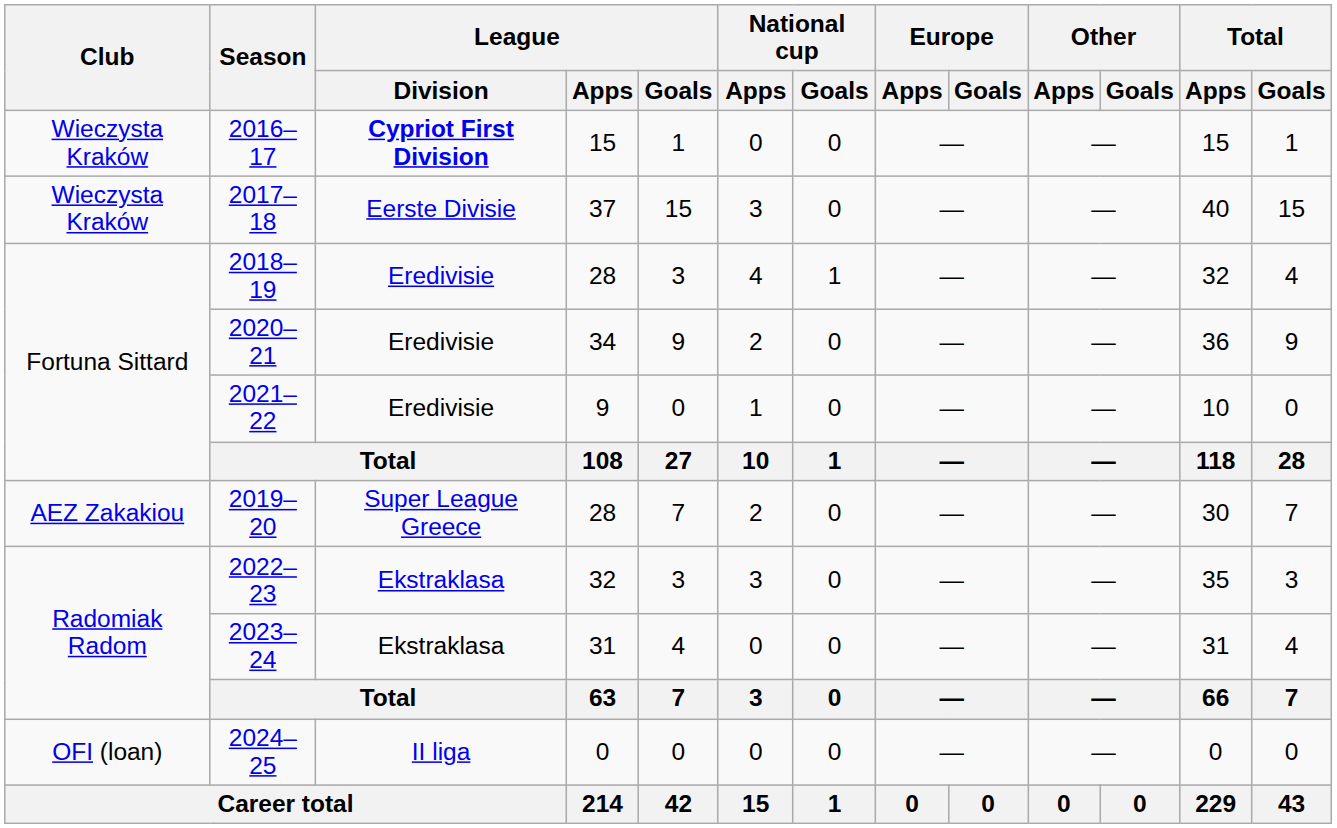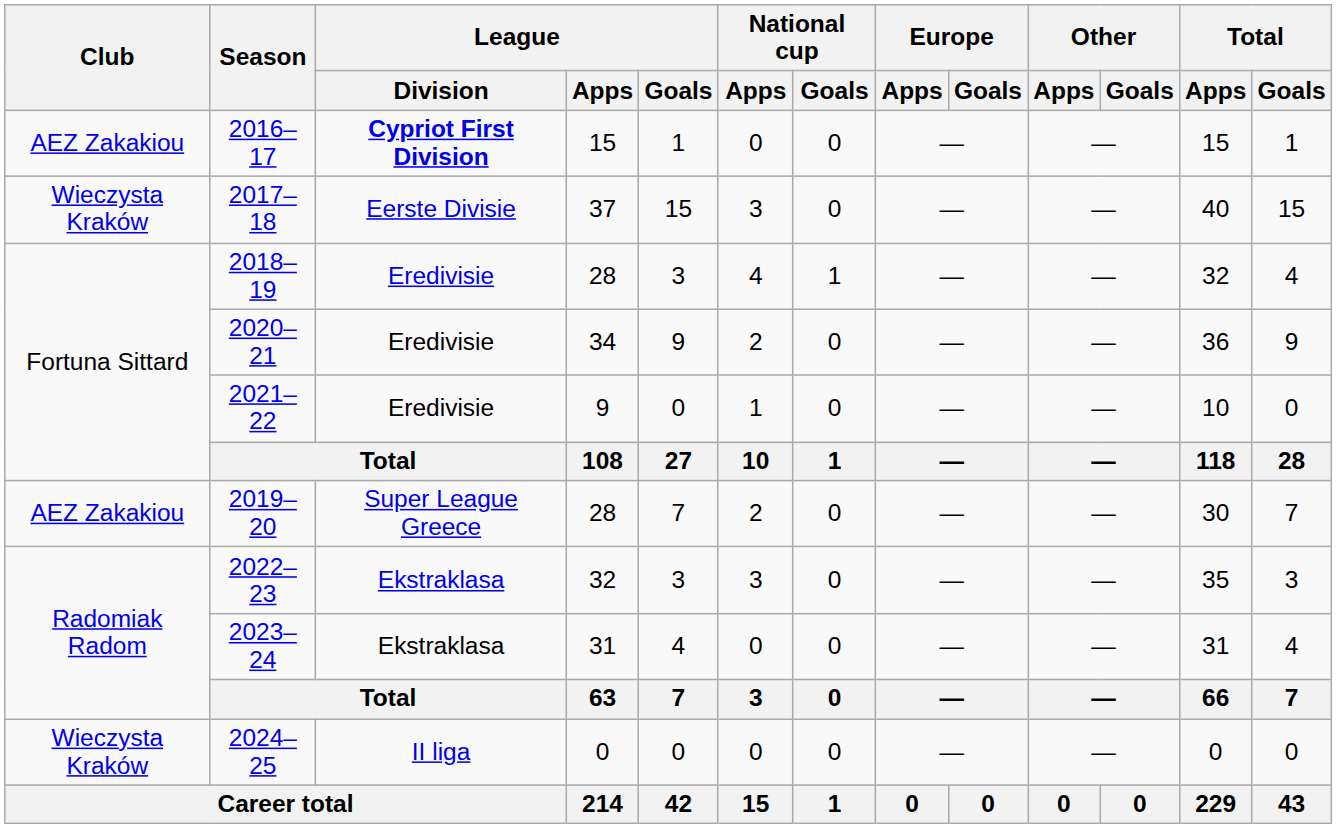(107, 142) Wieczysta Kraków -> (107, 142) AEZ Zakakiou
(107, 751) OFI (loan) -> (107, 751) Wieczysta Kraków
